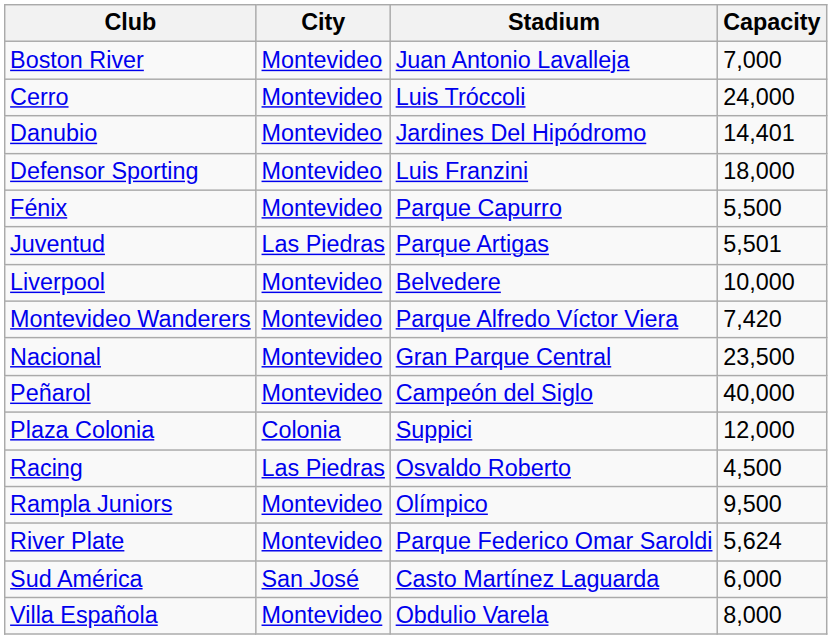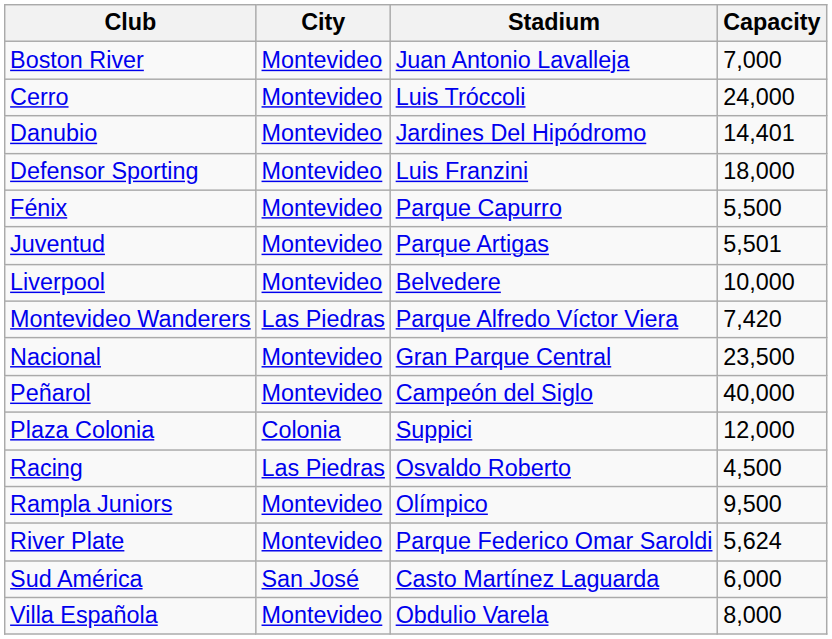(323, 245) Las Piedras -> (322, 245) Montevideo
(322, 319) Montevideo -> (323, 319) Las Piedras
